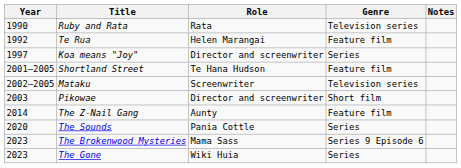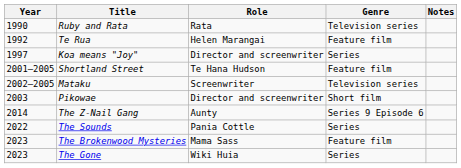(360, 112) Feature film -> (376, 112) Series 9 Episode 6
(17, 127) 2020 -> (17, 127) 2022
(376, 141) Series 9 Episode 6 -> (360, 141) Feature film
